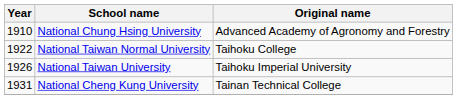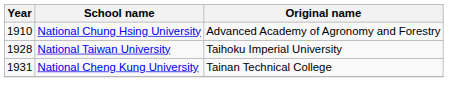- row: (124, 49)
(20, 67) 1926 -> (20, 49) 1928
